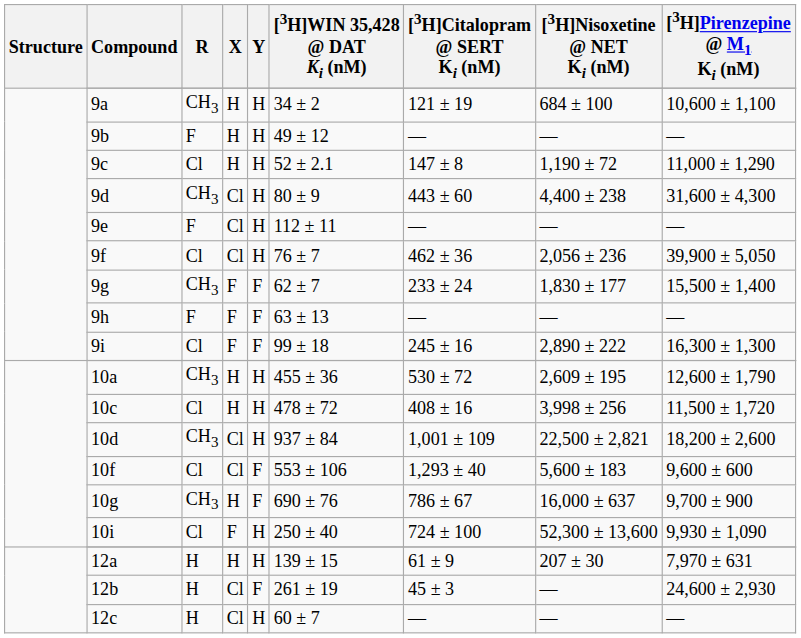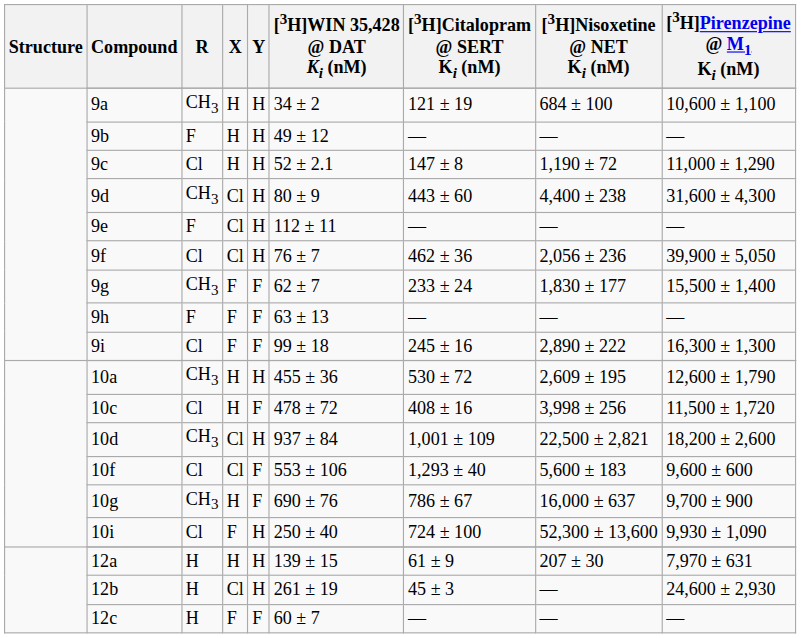(259, 408) H -> (257, 408) F
(257, 589) F -> (259, 589) H
(235, 618) Cl -> (232, 618) F
(259, 618) H -> (257, 618) F
